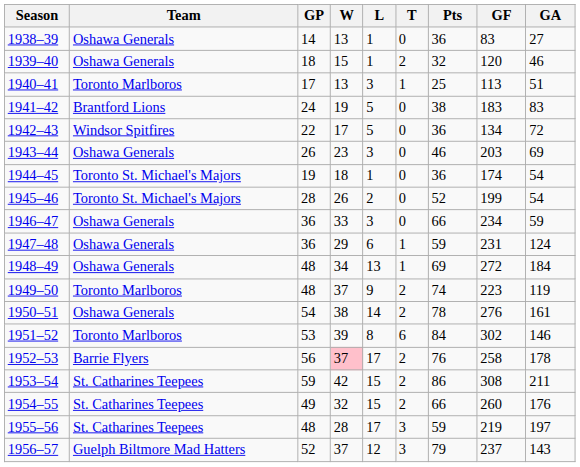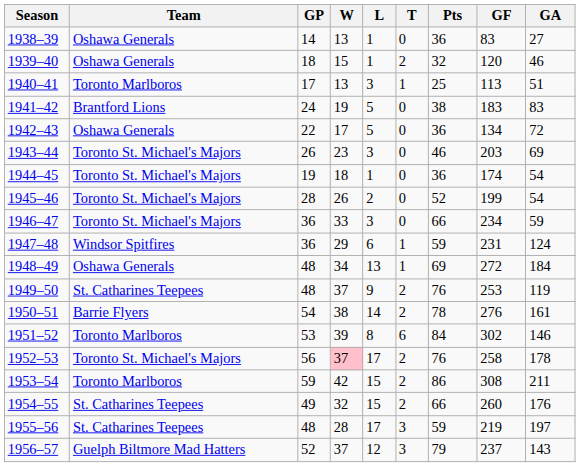(124, 130) Windsor Spitfires -> (124, 130) Oshawa Generals
(124, 152) Oshawa Generals -> (157, 152) Toronto St. Michael's Majors
(124, 221) Oshawa Generals -> (157, 221) Toronto St. Michael's Majors
(124, 244) Oshawa Generals -> (124, 244) Windsor Spitfires
(127, 289) Toronto Marlboros -> (138, 289) St. Catharines Teepees
(439, 289) 74 -> (439, 289) 76
(491, 289) 223 -> (491, 289) 253
(124, 312) Oshawa Generals -> (111, 312) Barrie Flyers
(111, 358) Barrie Flyers -> (157, 358) Toronto St. Michael's Majors
(138, 381) St. Catharines Teepees -> (127, 381) Toronto Marlboros
